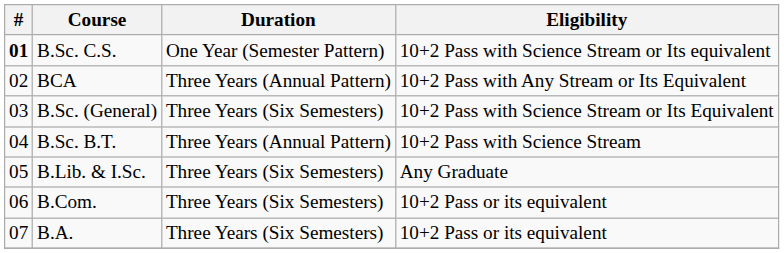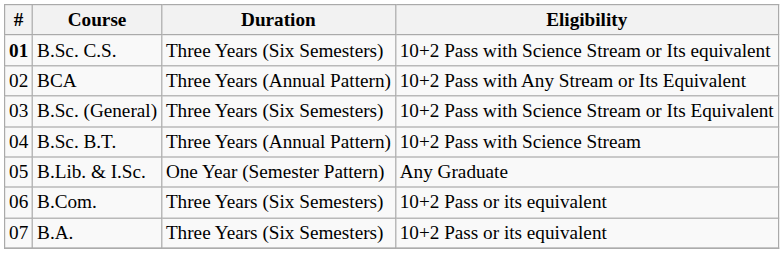(275, 50) One Year (Semester Pattern) -> (275, 50) Three Years (Six Semesters)
(275, 171) Three Years (Six Semesters) -> (275, 171) One Year (Semester Pattern)
